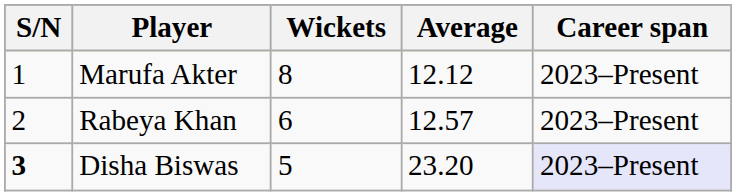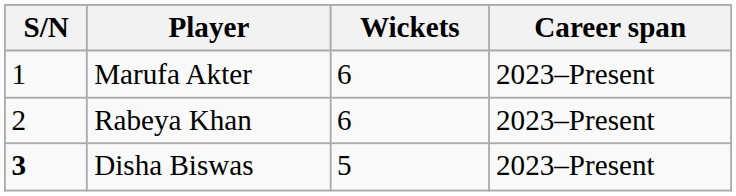- column: (467, 27)
(285, 73) 8 -> (344, 73) 6
(619, 166) lavender background -> (575, 166) no background
